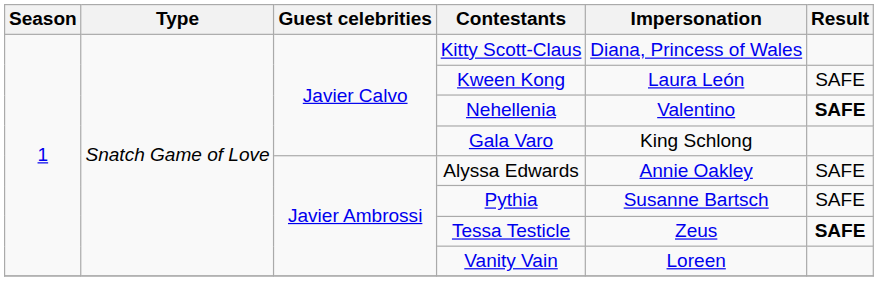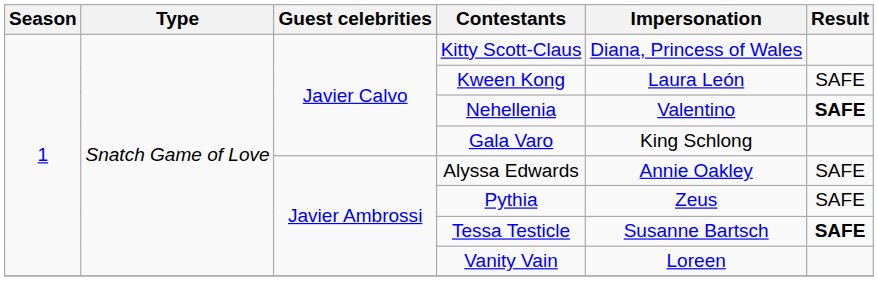(696, 200) Susanne Bartsch -> (696, 200) Zeus
(696, 230) Zeus -> (696, 230) Susanne Bartsch
